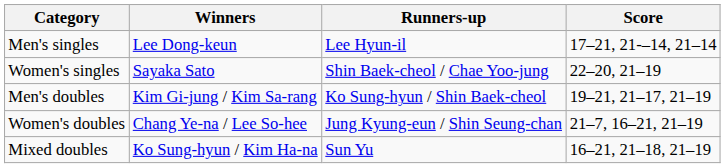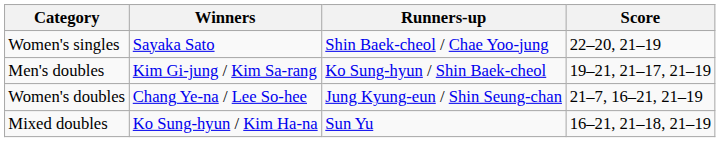- row: (54, 44)
